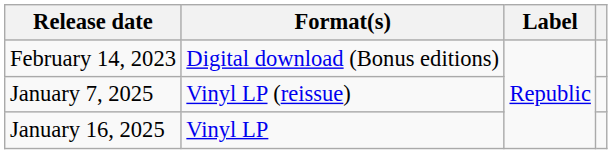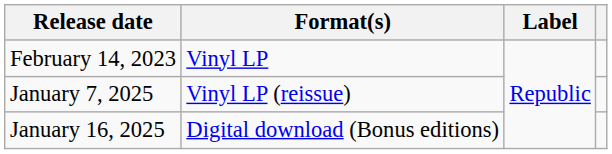(343, 58) Digital download (Bonus editions) -> (227, 58) Vinyl LP
(227, 129) Vinyl LP -> (343, 129) Digital download (Bonus editions)
